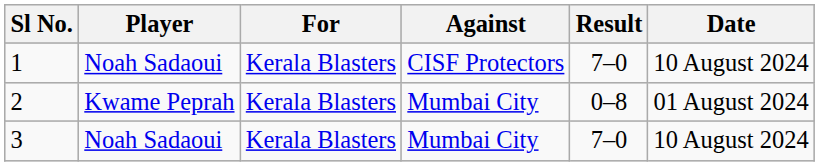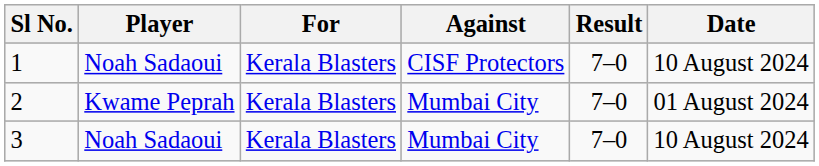(609, 101) 0–8 -> (609, 101) 7–0
